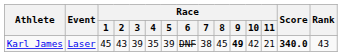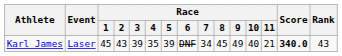(206, 43) 38 -> (206, 43) 34
(238, 43) bold -> (238, 43) normal
(254, 43) 42 -> (254, 43) 40
